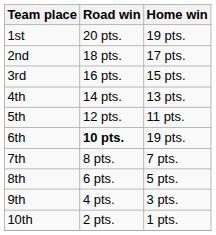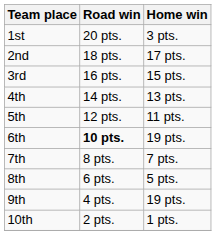(166, 35) 19 pts. -> (162, 35) 3 pts.
(162, 199) 3 pts. -> (166, 199) 19 pts.
